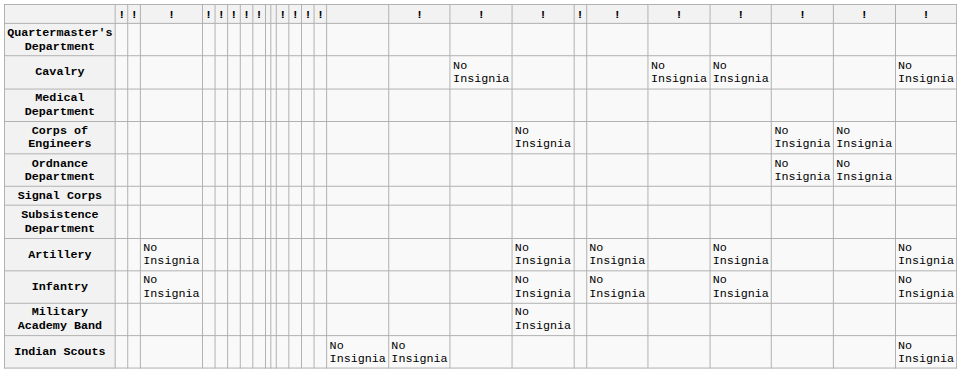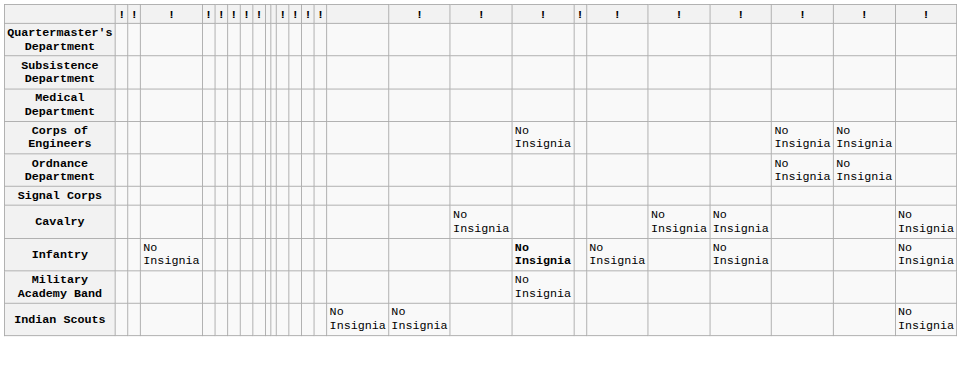rows swapped: (60, 222) <-> (60, 72)
- row: (60, 254)
(543, 287) normal -> (543, 254) bold
